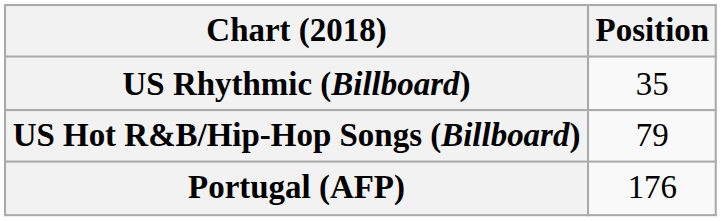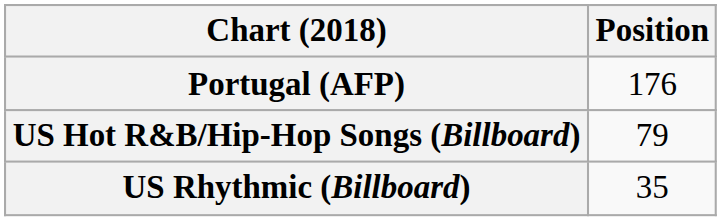rows swapped: (296, 187) <-> (296, 82)
